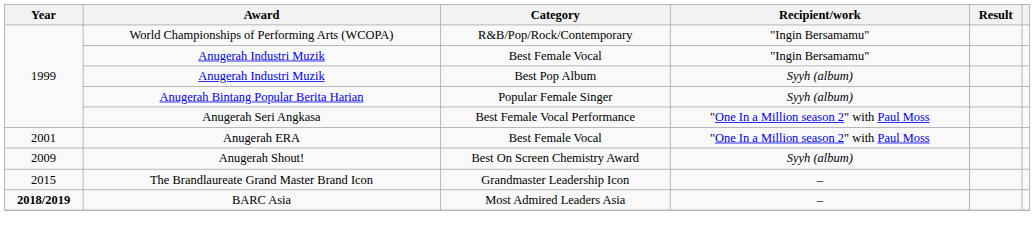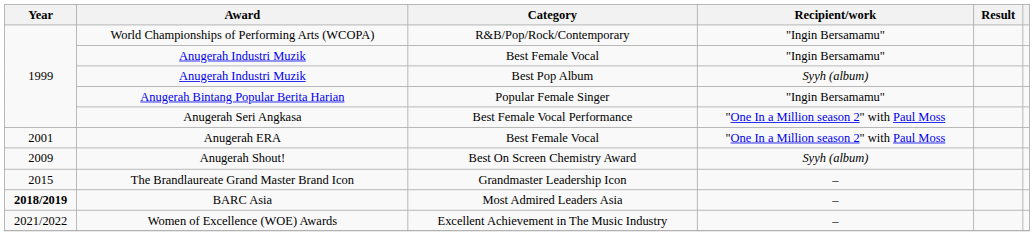(820, 97) Syyh (album) -> (835, 97) "Ingin Bersamamu"
+ row: (242, 220)
